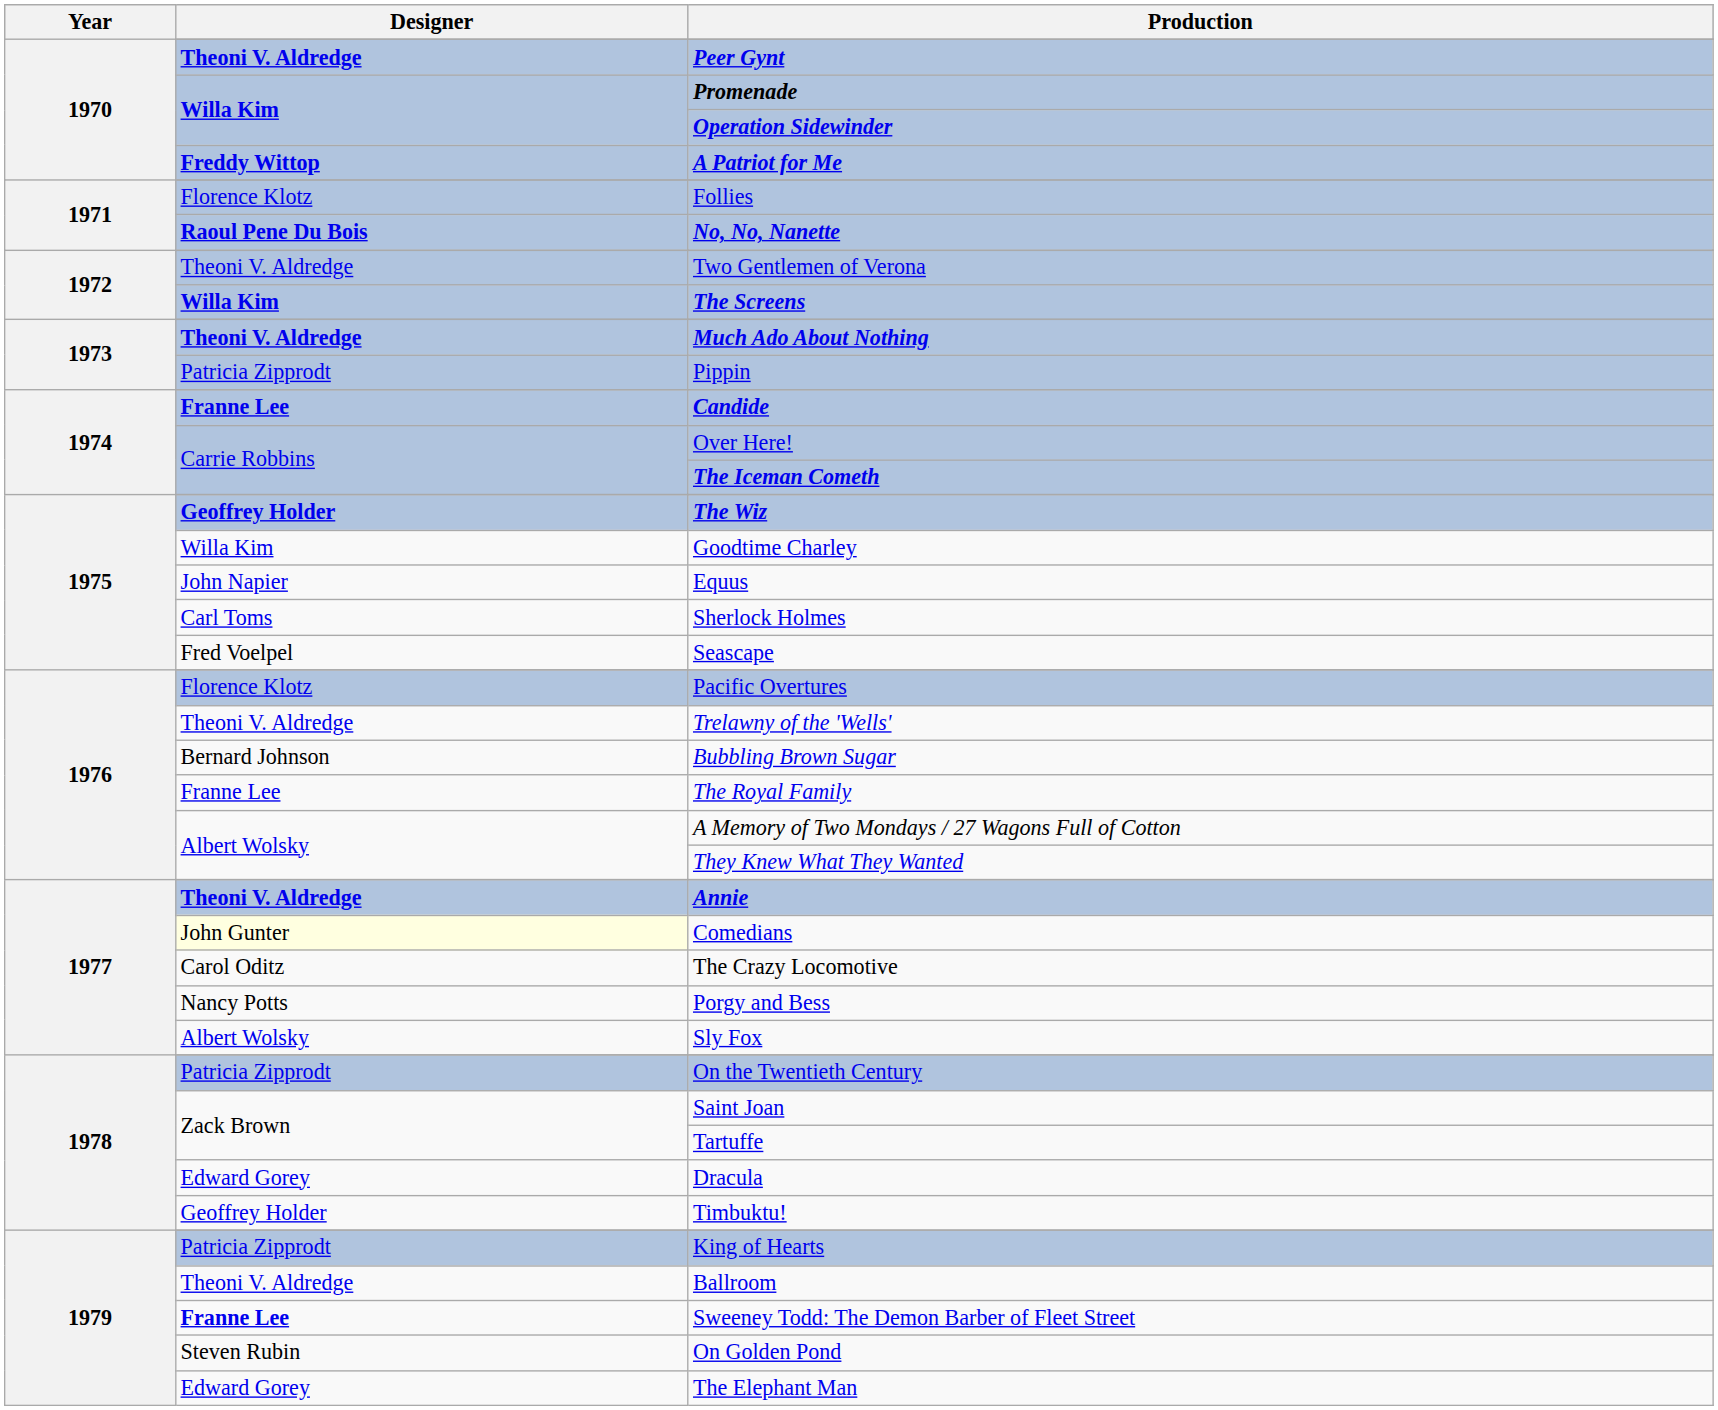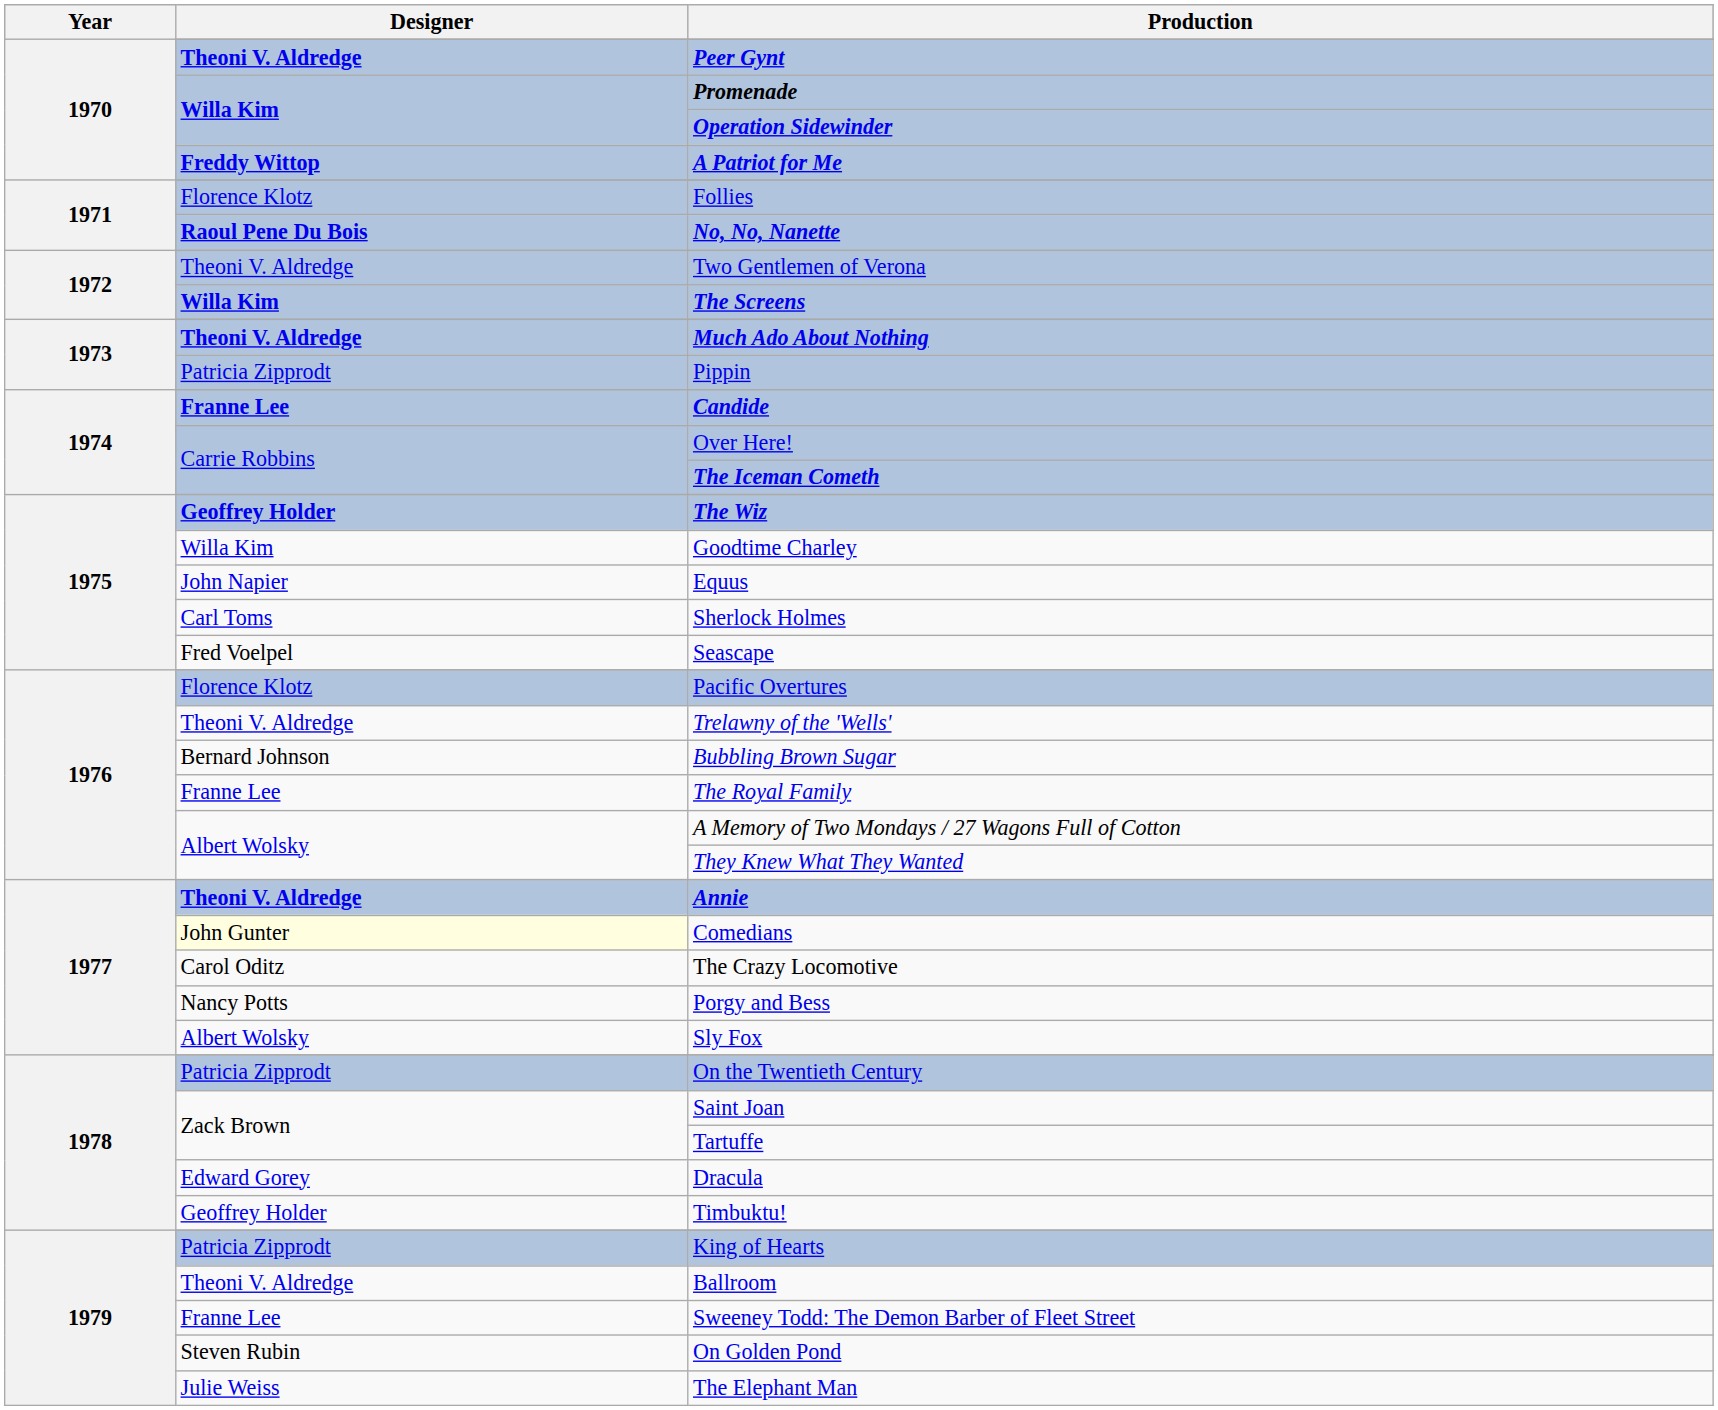(235, 1317) bold -> (231, 1317) normal
(245, 1387) Edward Gorey -> (230, 1387) Julie Weiss
